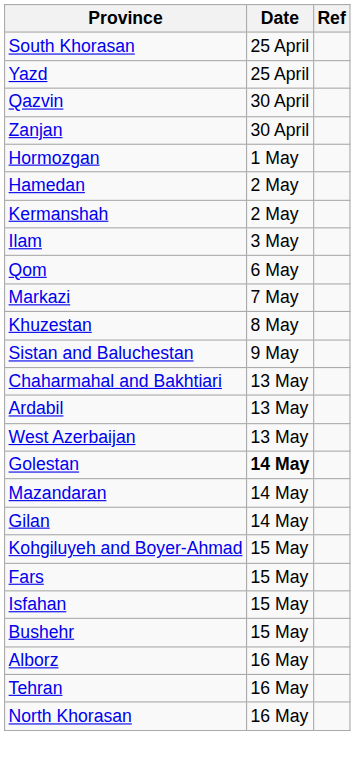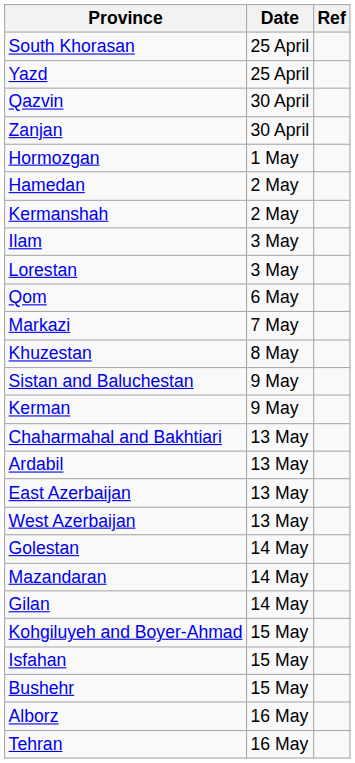+ row: (43, 269)
+ row: (39, 409)
+ row: (70, 492)
(280, 465) bold -> (279, 548) normal
- row: (26, 576)
- row: (70, 716)
